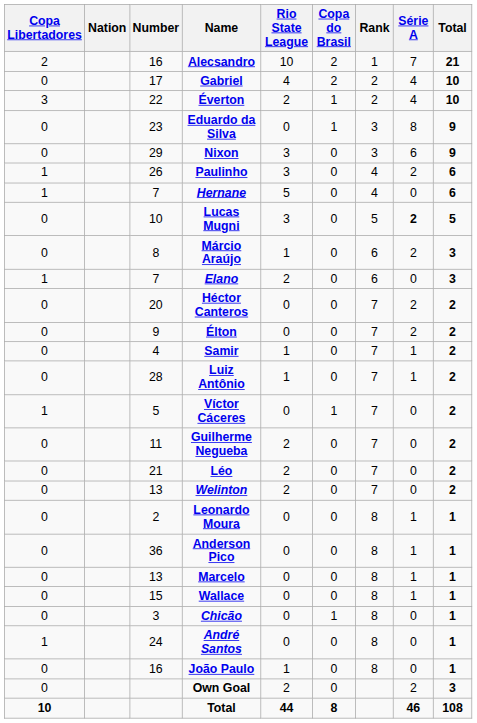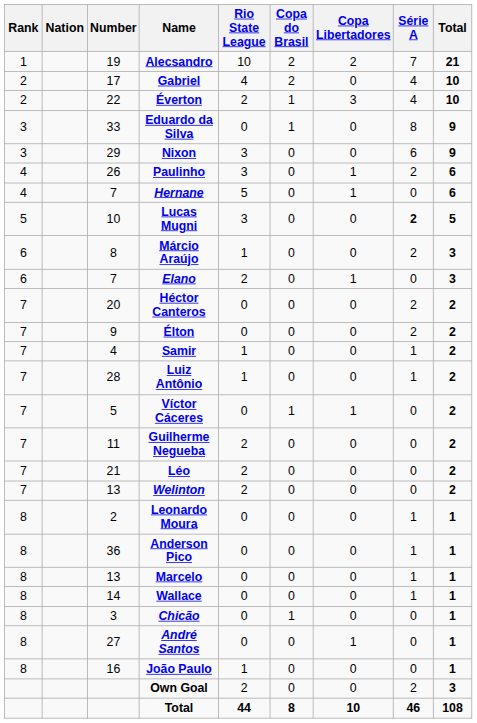columns swapped: (374, 28) <-> (45, 28)
(156, 61) 16 -> (113, 61) 19
(156, 127) 23 -> (113, 127) 33
(156, 596) 15 -> (113, 596) 14
(156, 642) 24 -> (113, 642) 27
